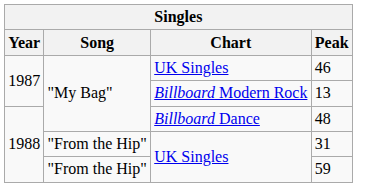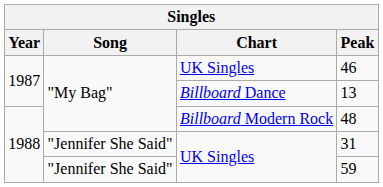(231, 93) Billboard Modern Rock -> (233, 93) Billboard Dance
(207, 118) Billboard Dance -> (257, 118) Billboard Modern Rock
(97, 144) "From the Hip" -> (110, 144) "Jennifer She Said"
(97, 169) "From the Hip" -> (110, 169) "Jennifer She Said"
